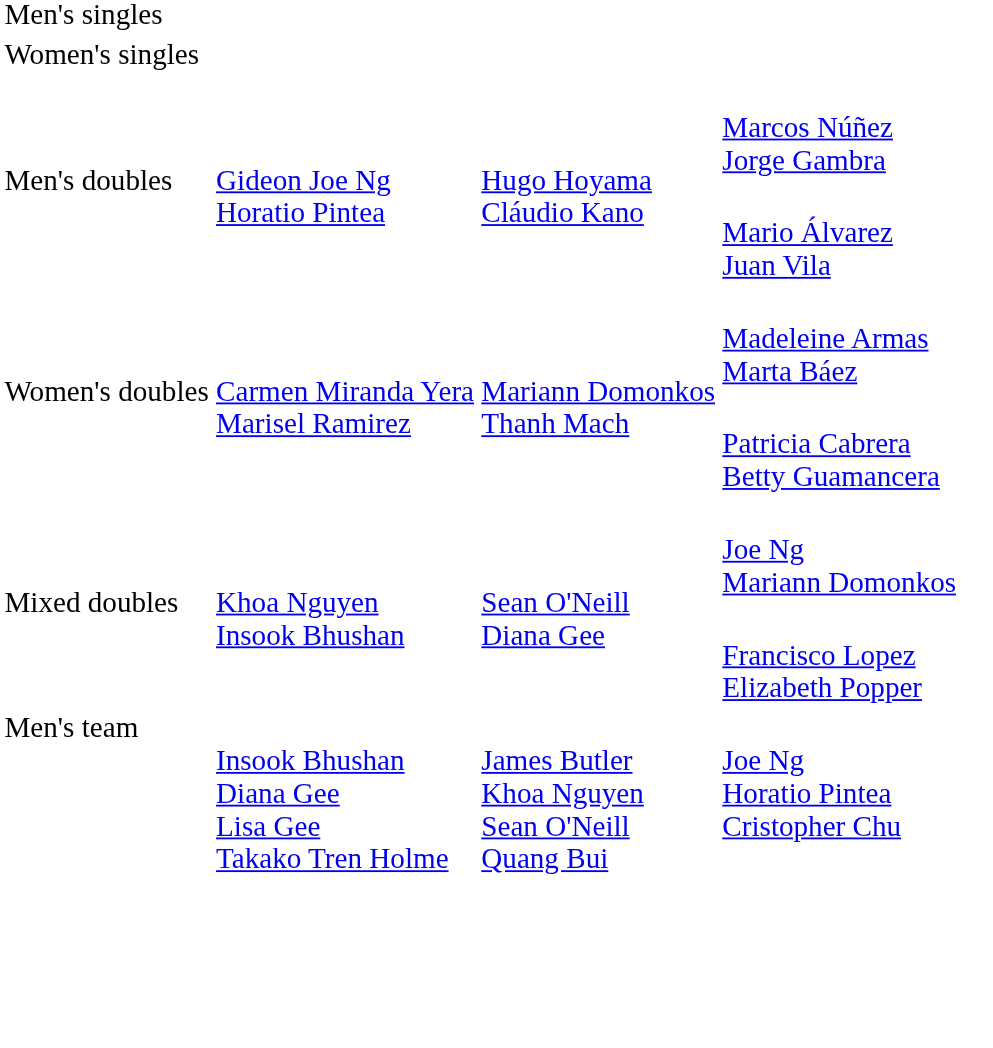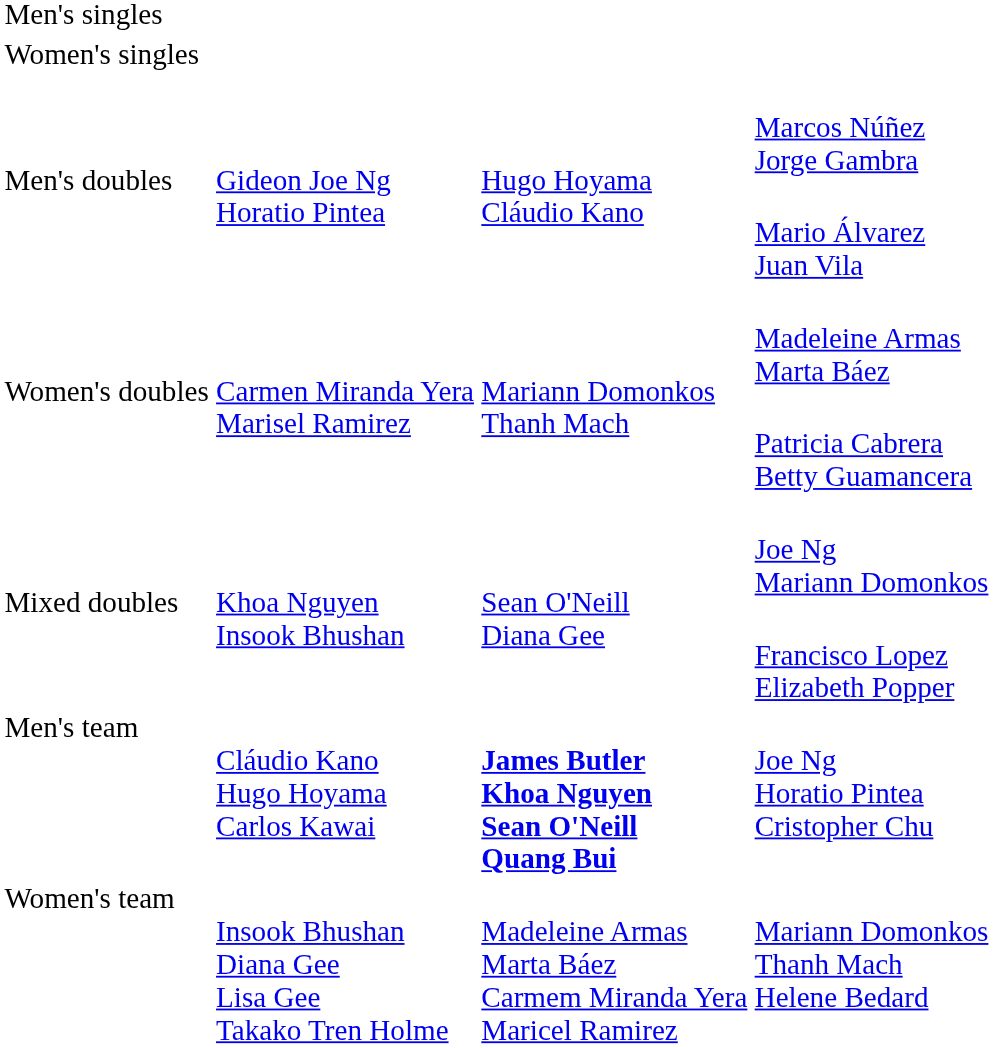(332, 809) Insook Bhushan Diana Gee Lisa Gee Takako Tren Holme -> (301, 793) Cláudio Kano Hugo Hoyama Carlos Kawai
(563, 809) normal -> (567, 809) bold
+ row: (90, 898)
